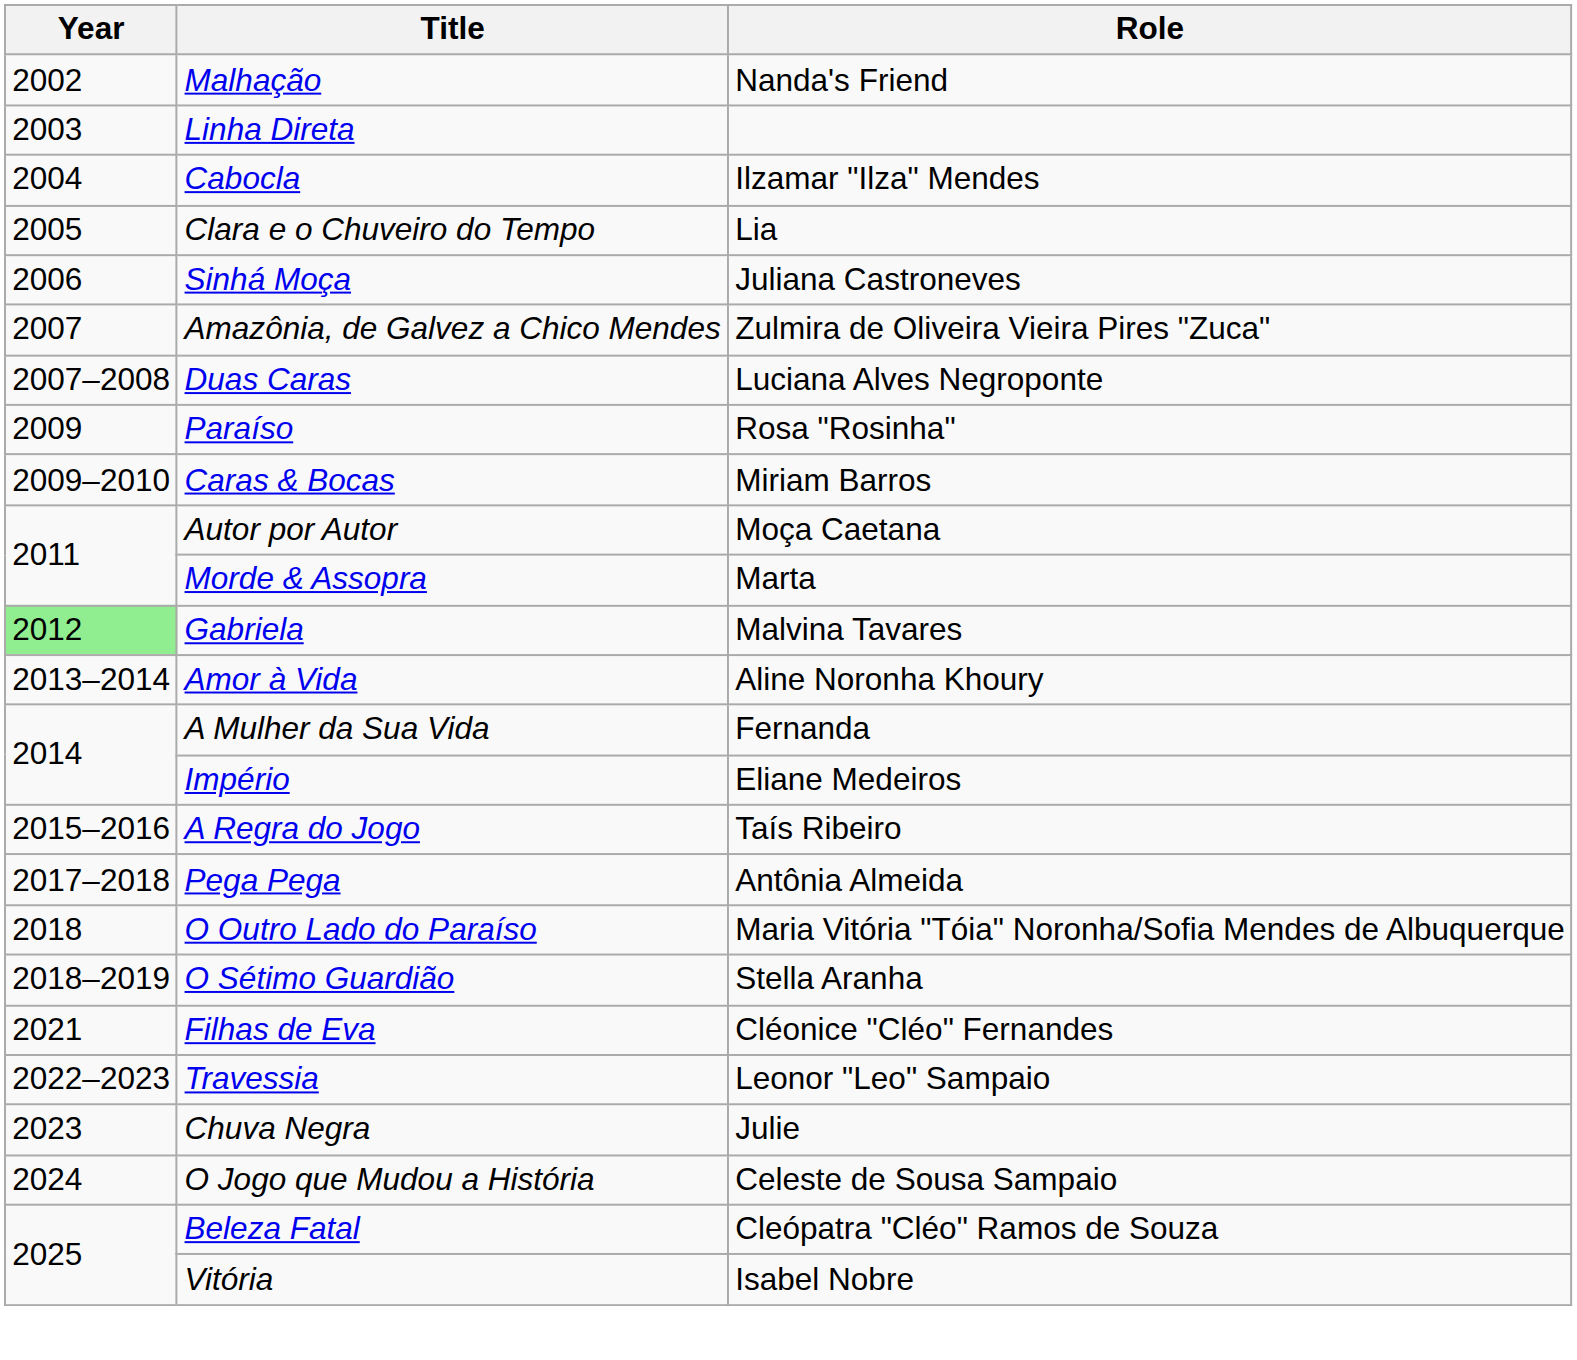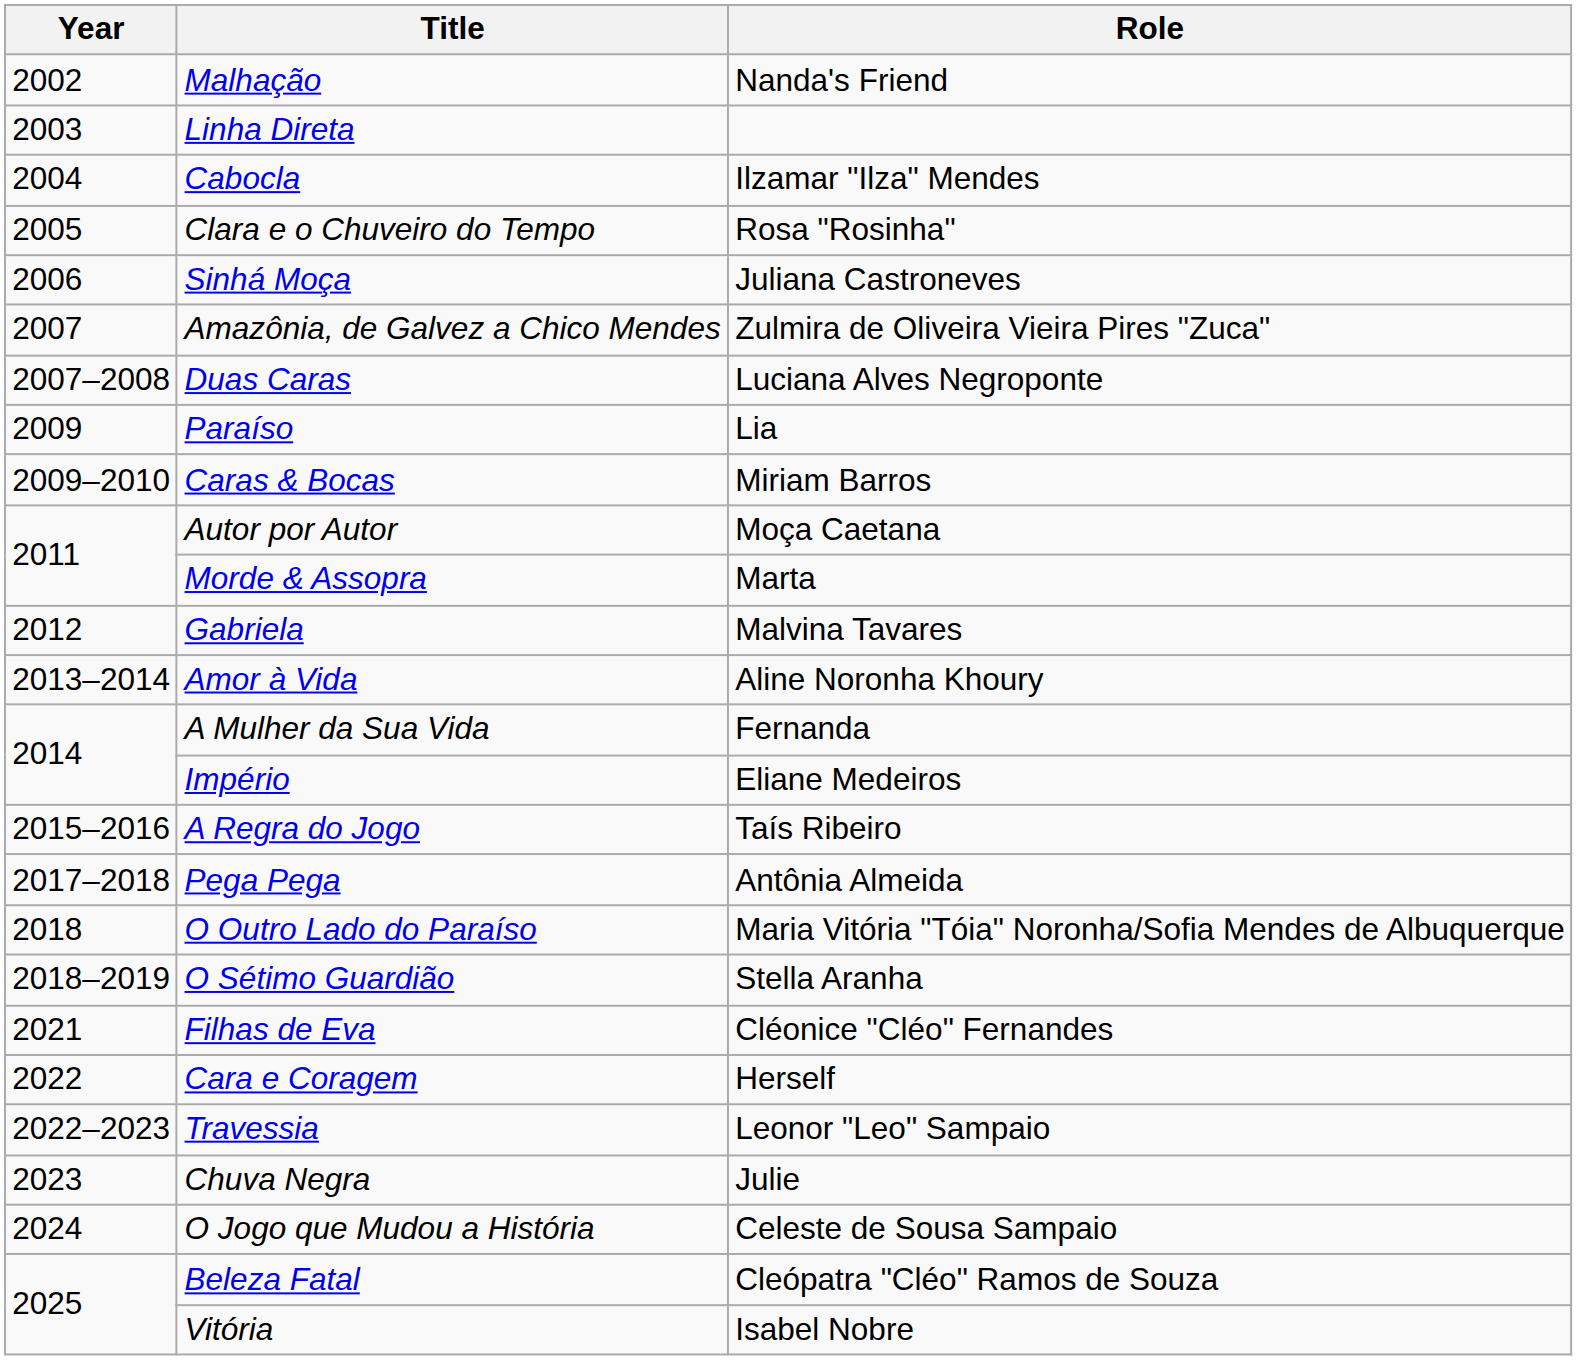(756, 229) Lia -> (845, 229) Rosa "Rosinha"
(845, 429) Rosa "Rosinha" -> (756, 429) Lia
(47, 629) lightgreen background -> (47, 629) no background
+ row: (301, 1079)
